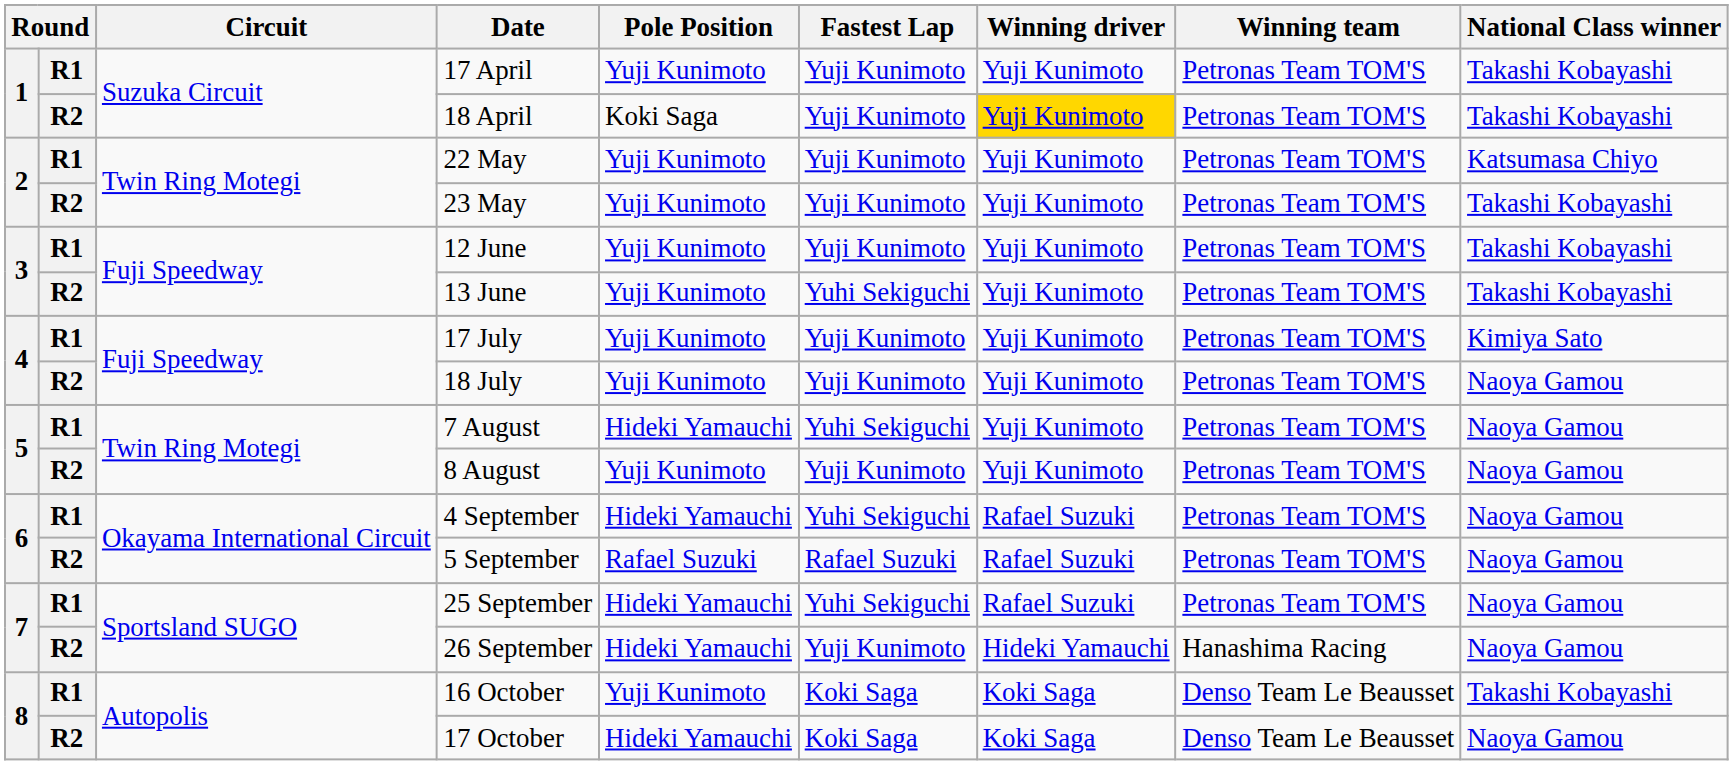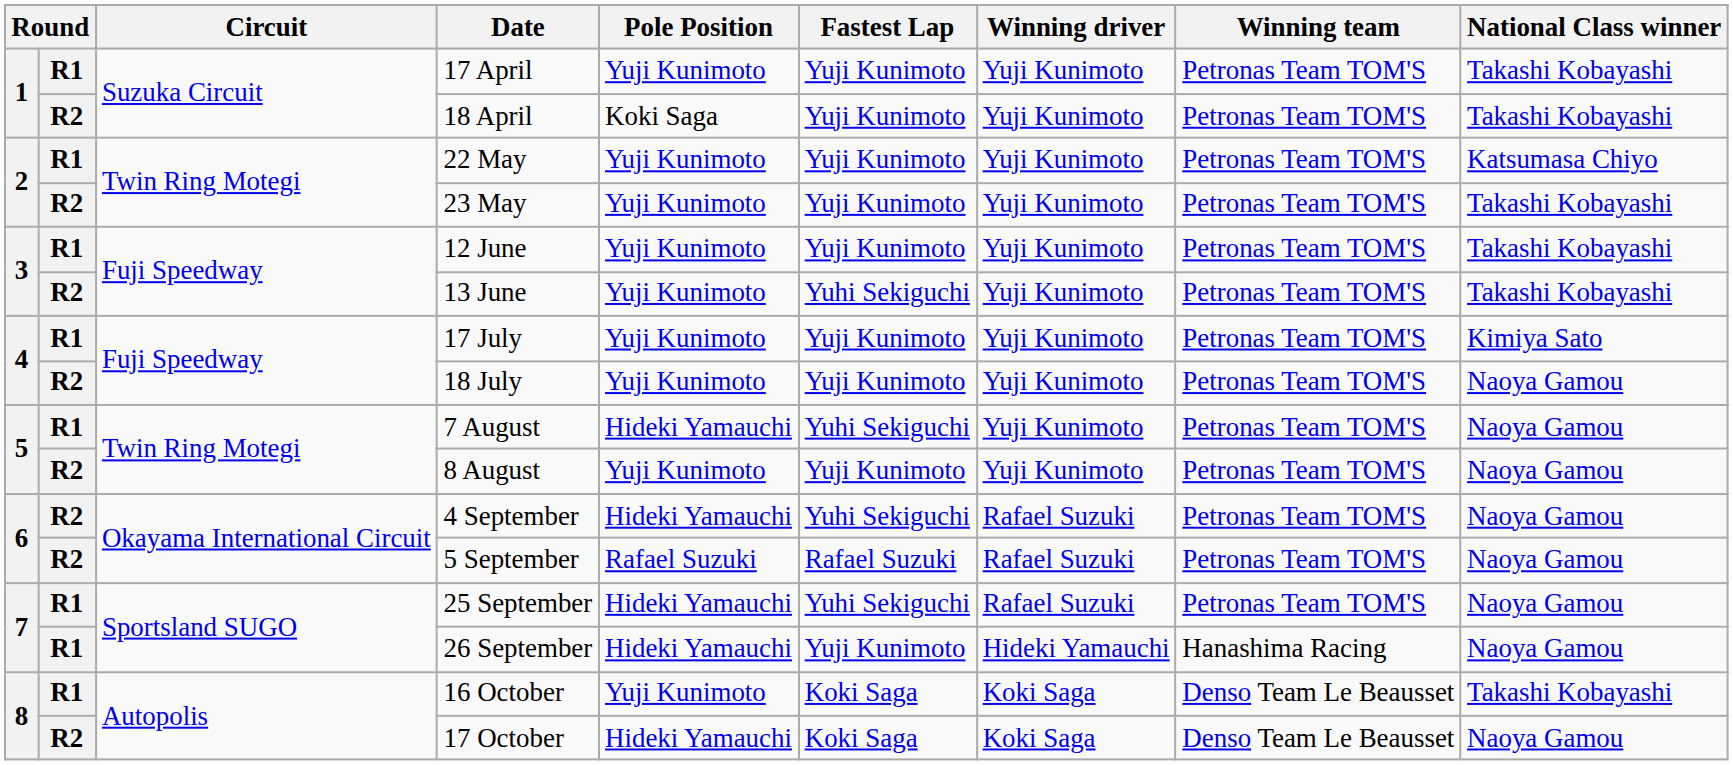(1063, 115) gold background -> (1063, 115) no background
(67, 514) R1 -> (67, 514) R2
(67, 648) R2 -> (67, 648) R1
